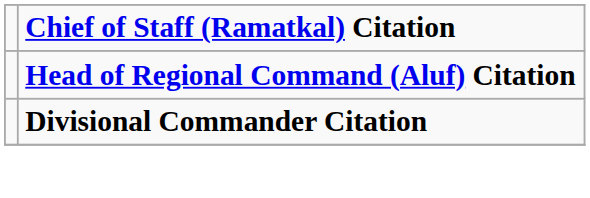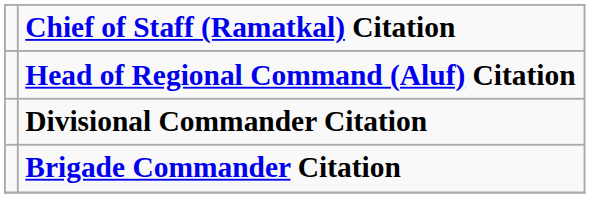+ row: (213, 167)
